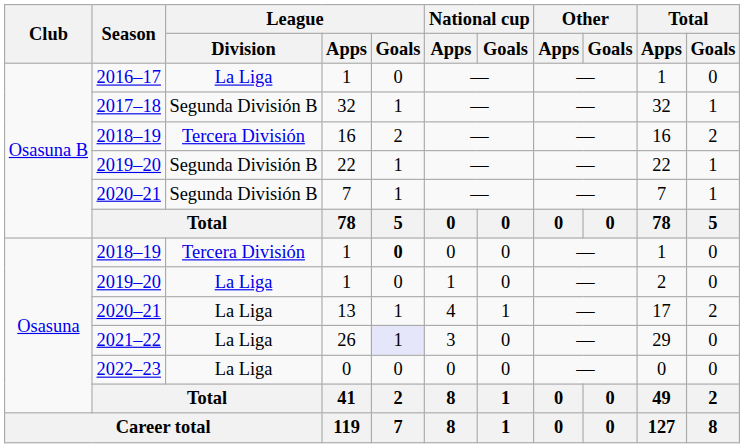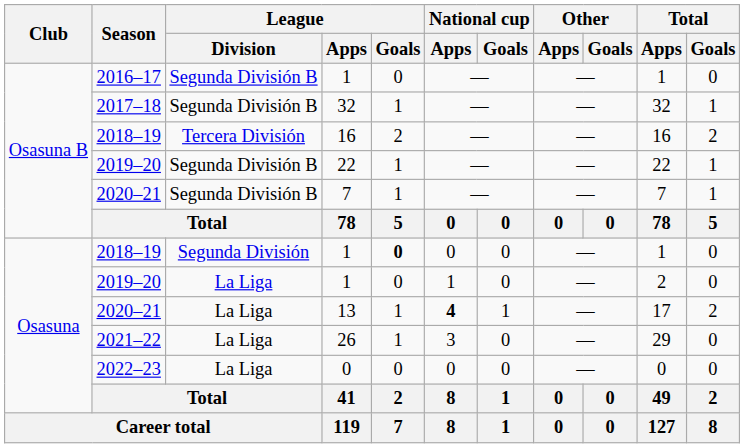(244, 77) La Liga -> (244, 77) Segunda División B
(244, 252) Tercera División -> (244, 252) Segunda División
(451, 310) normal -> (451, 310) bold
(398, 340) lavender background -> (398, 340) no background
